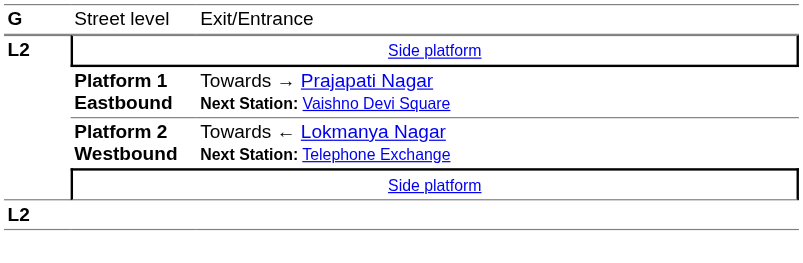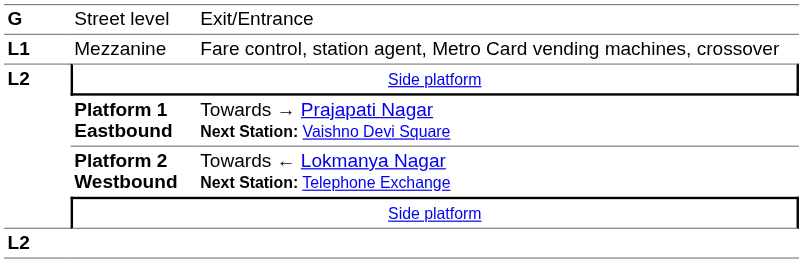+ row: (120, 49)
